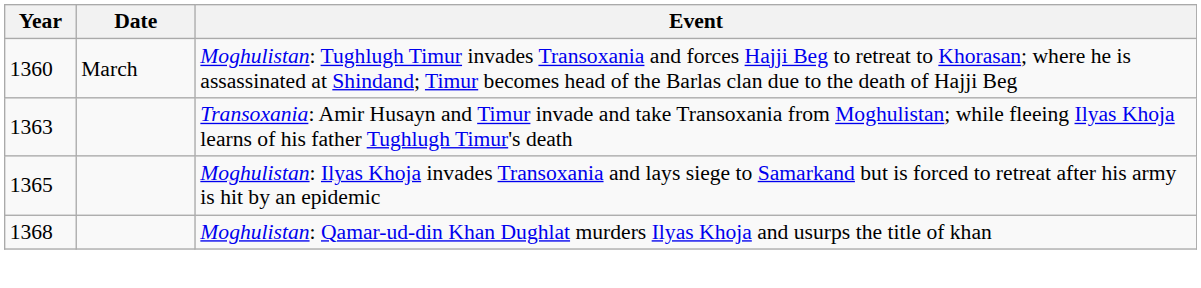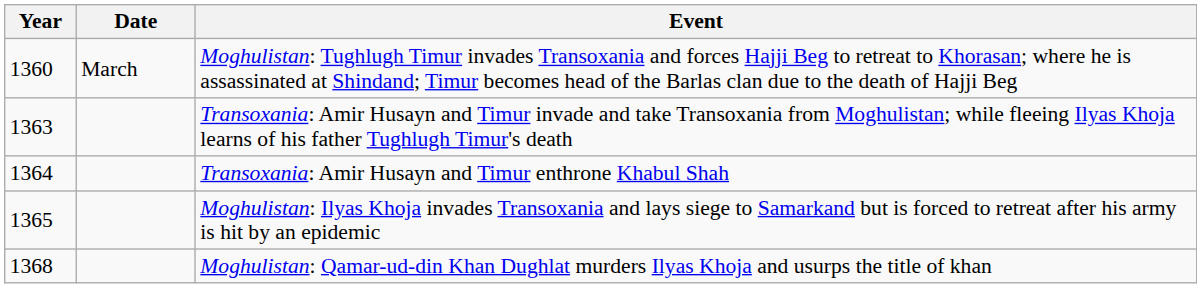+ row: (465, 172)
